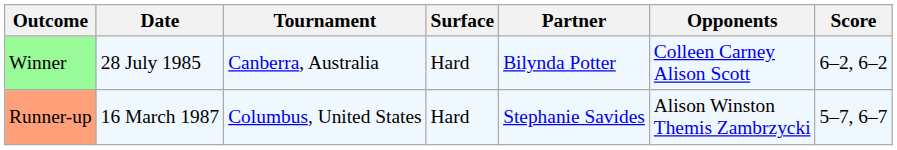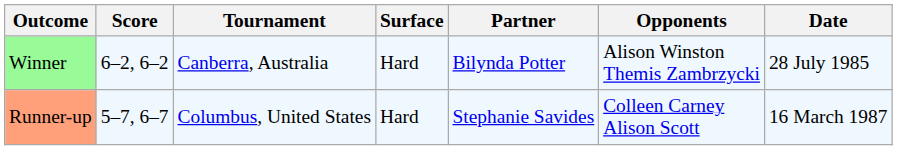columns swapped: (160, 19) <-> (853, 19)
(714, 62) Colleen Carney Alison Scott -> (682, 62) Alison Winston Themis Zambrzycki
(732, 116) Alison Winston Themis Zambrzycki -> (664, 116) Colleen Carney Alison Scott
